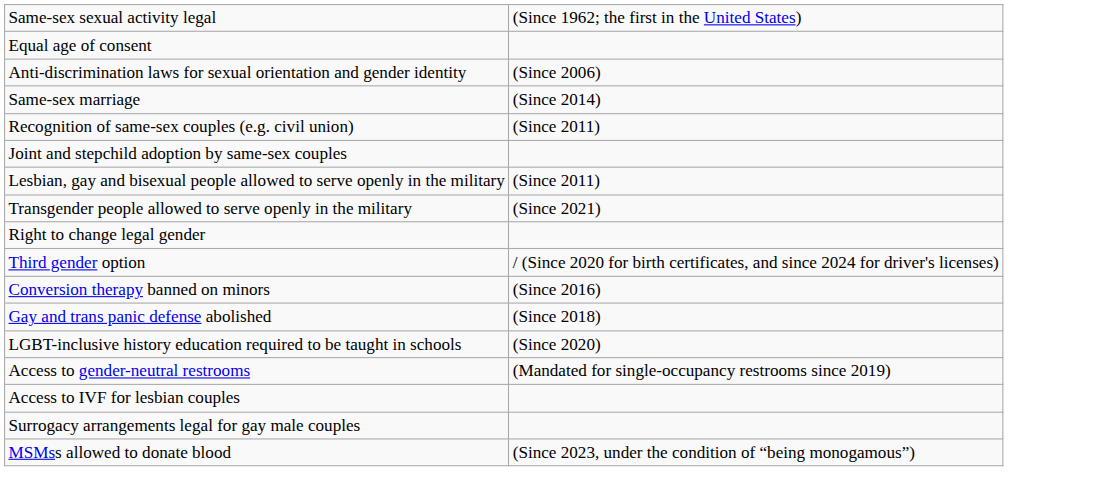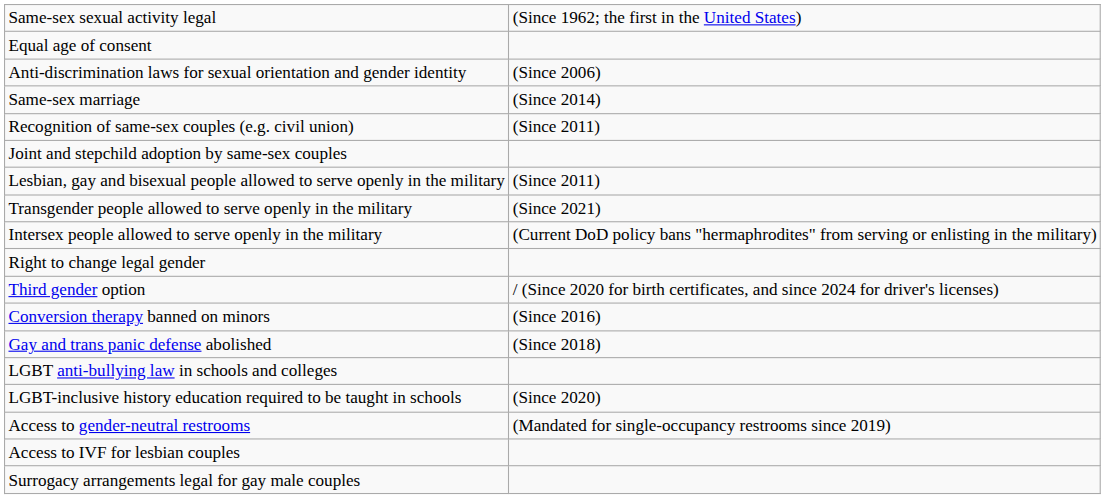+ row: (195, 235)
+ row: (173, 371)
- row: (120, 452)
